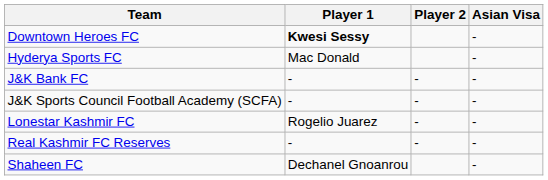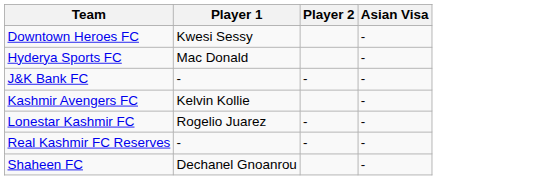(329, 36) bold -> (215, 36) normal
- row: (145, 100)
+ row: (73, 100)
